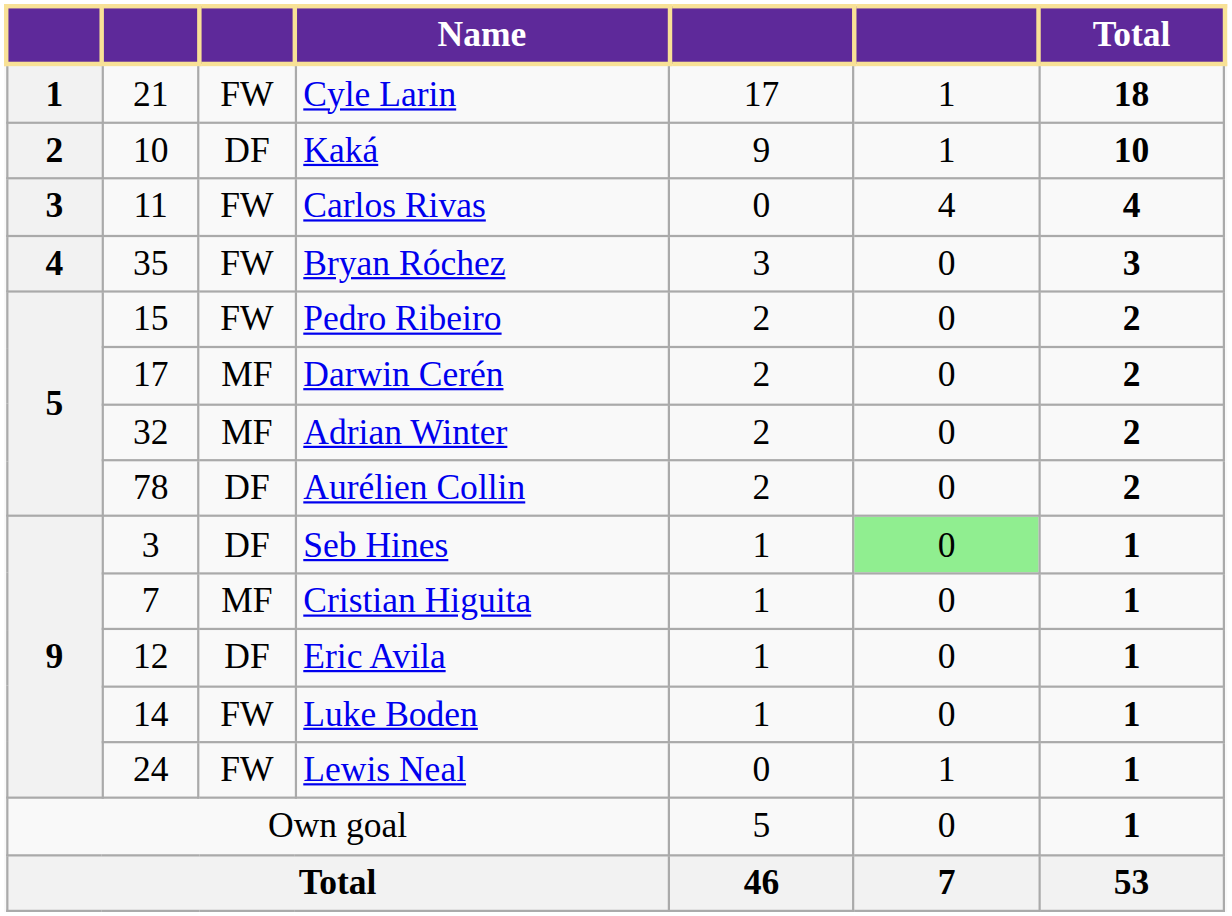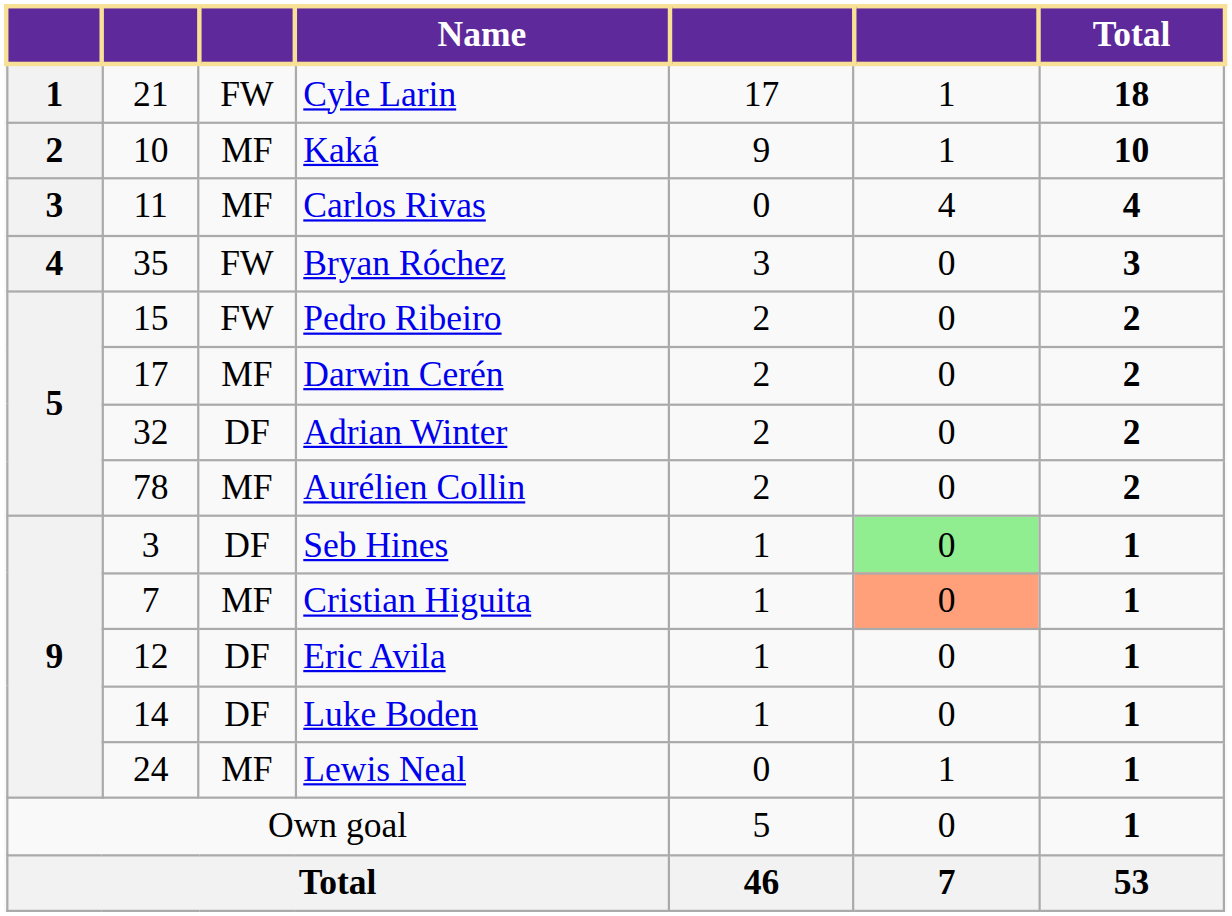(247, 149) DF -> (247, 149) MF
(247, 206) FW -> (247, 206) MF
(247, 431) MF -> (247, 431) DF
(247, 487) DF -> (247, 487) MF
(947, 600) no background -> (947, 600) lightsalmon background
(247, 713) FW -> (247, 713) DF
(247, 769) FW -> (247, 769) MF
